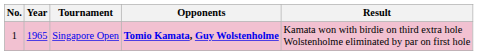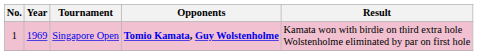(37, 36) 1965 -> (37, 36) 1969
